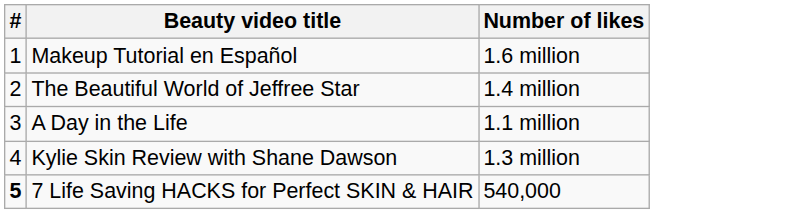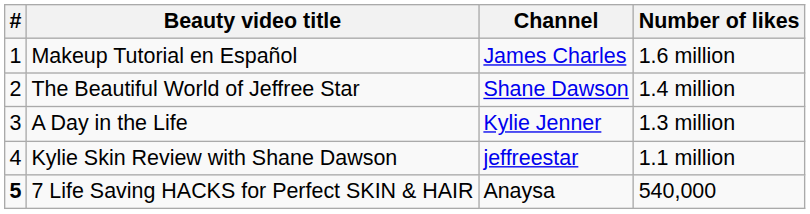+ column: (556, 21)
(532, 123) 1.1 million -> (687, 123) 1.3 million
(532, 157) 1.3 million -> (687, 157) 1.1 million
